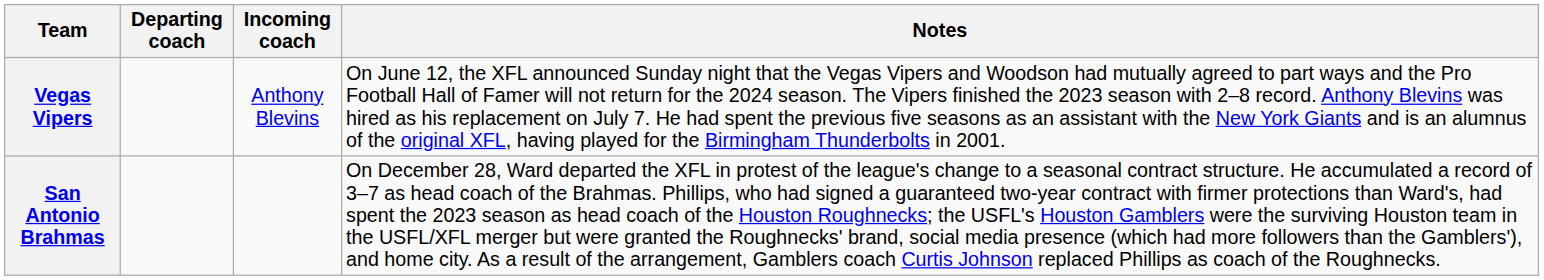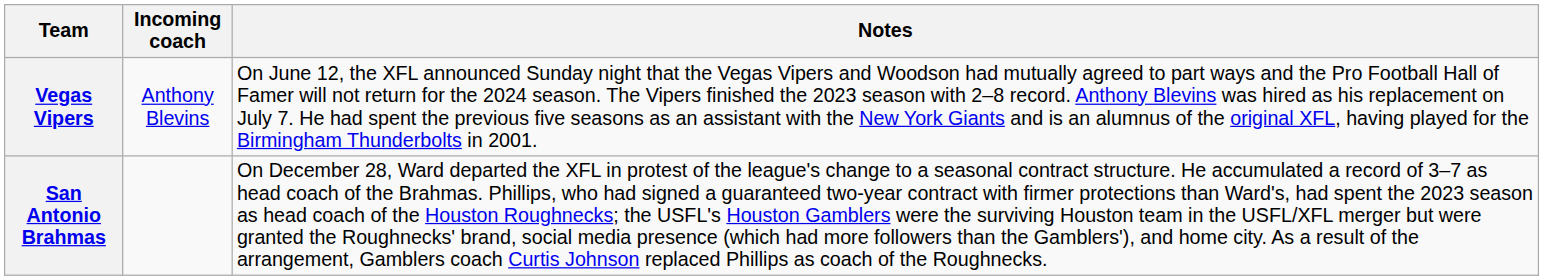- column: (177, 31)
